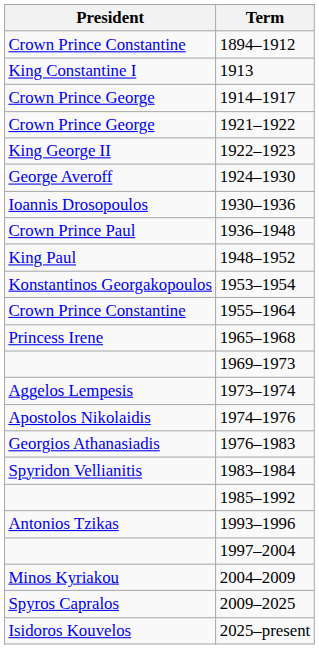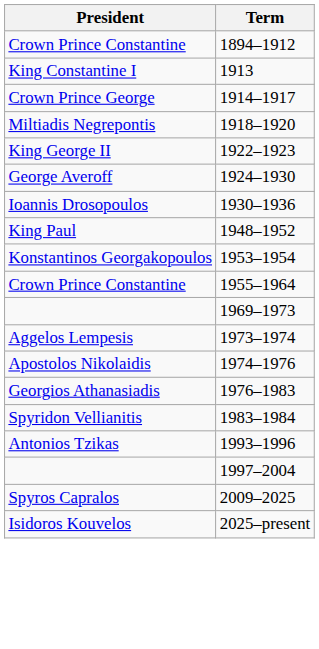+ row: (258, 124)
- row: (258, 124)
- row: (258, 230)
- row: (258, 337)
- row: (258, 497)
- row: (258, 577)
